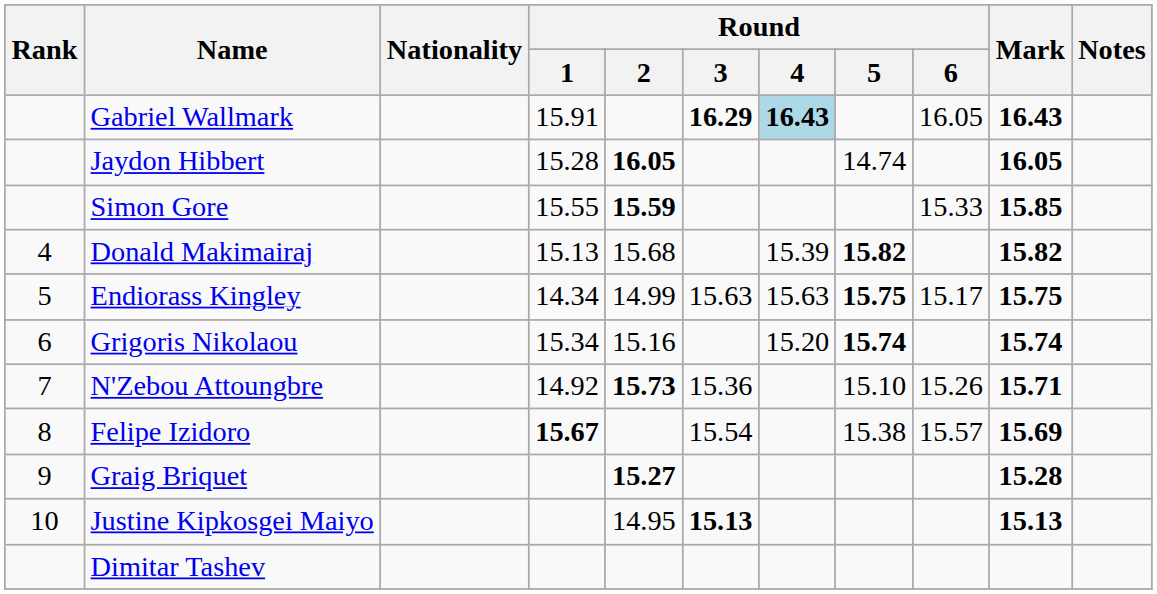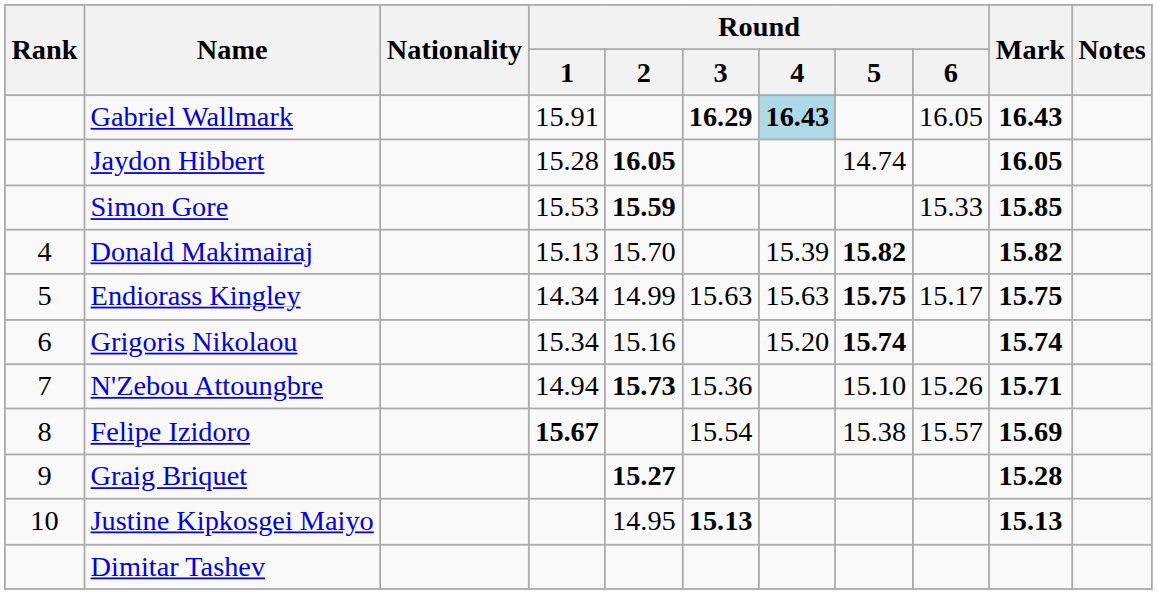(567, 206) 15.55 -> (567, 206) 15.53
(644, 251) 15.68 -> (644, 251) 15.70
(567, 386) 14.92 -> (567, 386) 14.94
